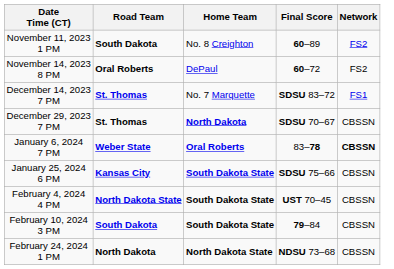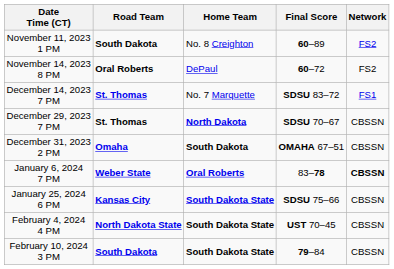+ row: (49, 147)
- row: (49, 251)
